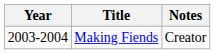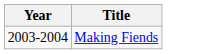- column: (186, 15)
